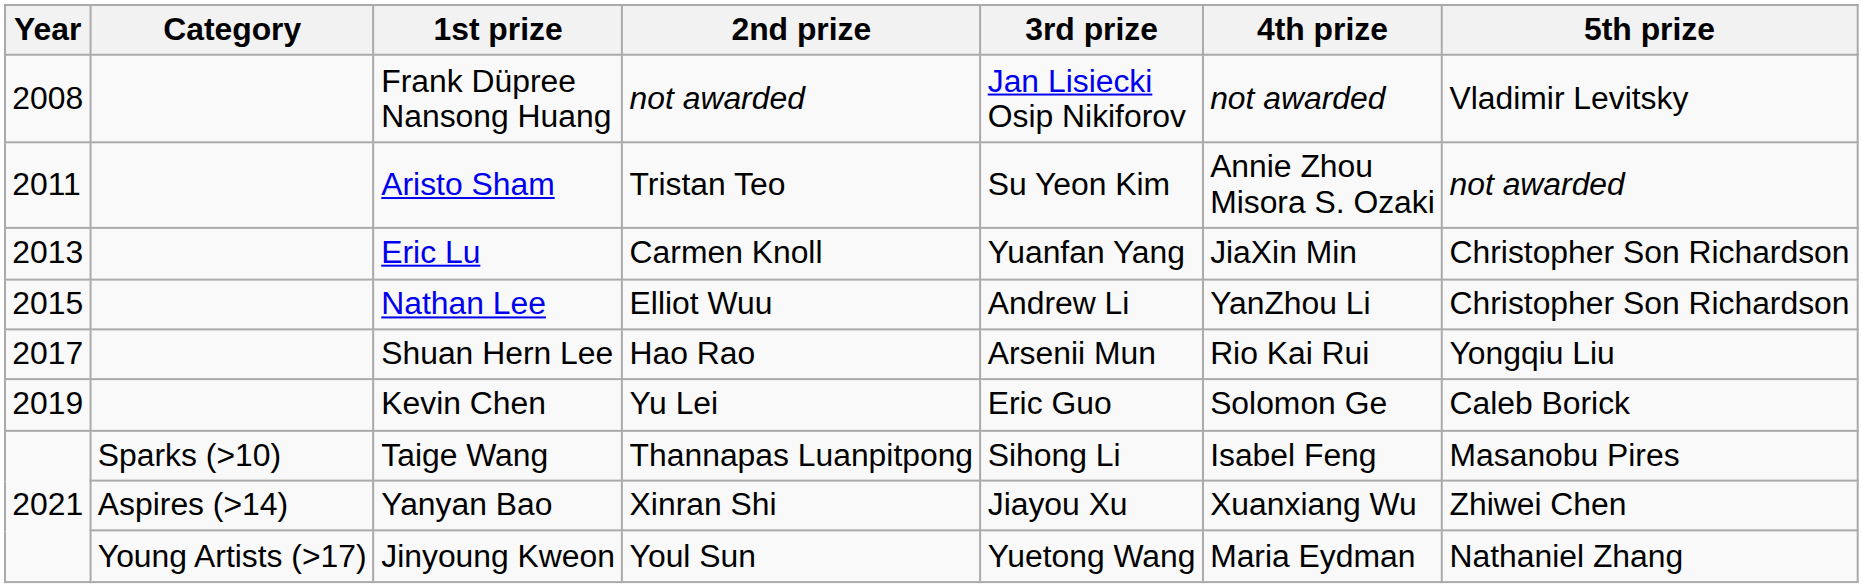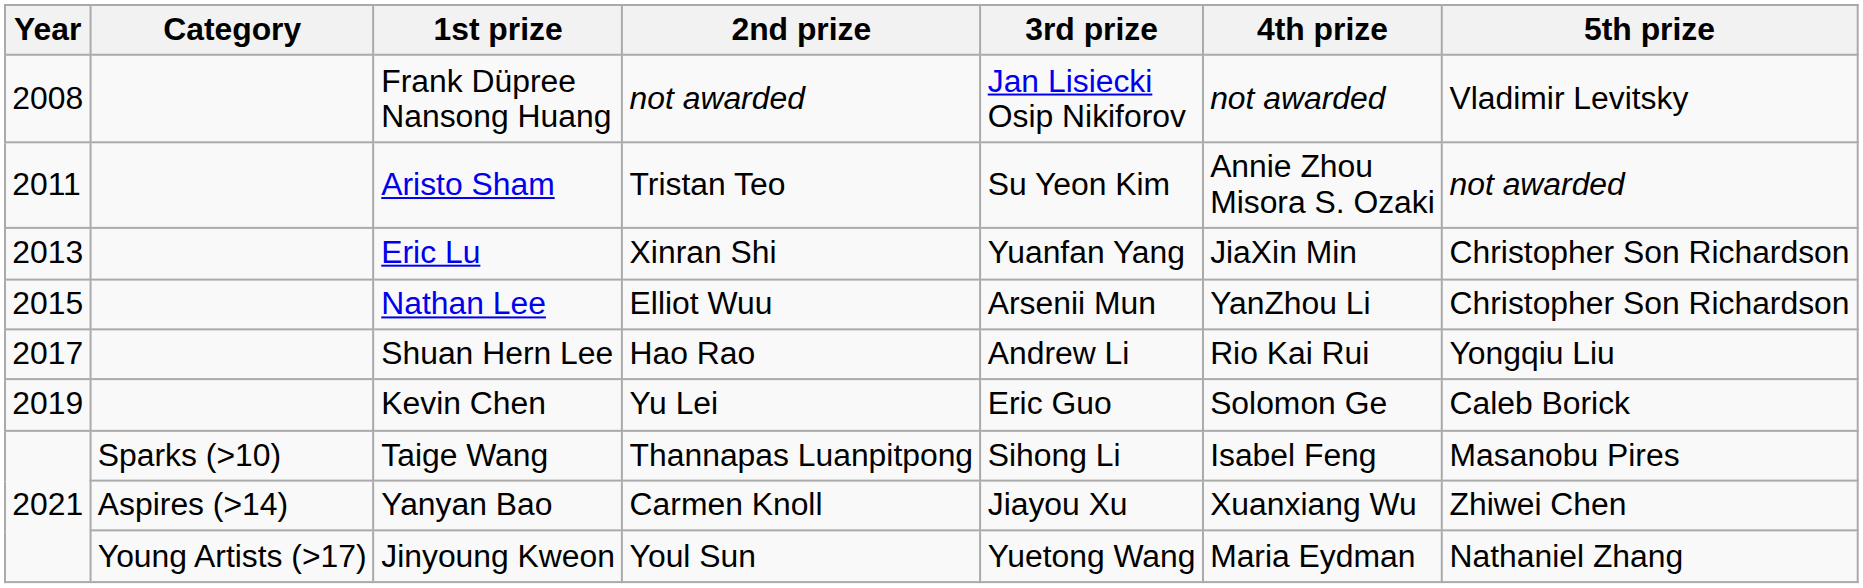(726, 252) Carmen Knoll -> (703, 252) Xinran Shi
(1059, 303) Andrew Li -> (1072, 303) Arsenii Mun
(1072, 353) Arsenii Mun -> (1059, 353) Andrew Li
(703, 505) Xinran Shi -> (726, 505) Carmen Knoll
